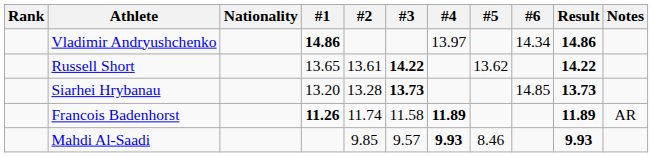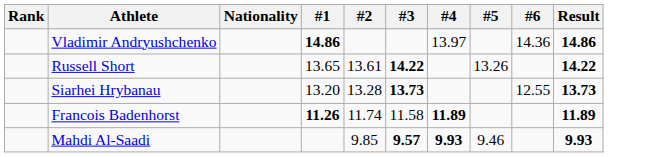- column: (625, 16)
(533, 41) 14.34 -> (533, 41) 14.36
(491, 66) 13.62 -> (491, 66) 13.26
(533, 90) 14.85 -> (533, 90) 12.55
(407, 139) normal -> (407, 139) bold
(491, 139) 8.46 -> (491, 139) 9.46
